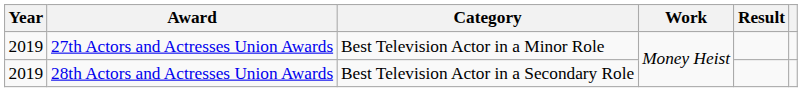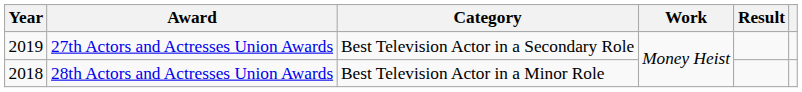(473, 45) Best Television Actor in a Minor Role -> (488, 45) Best Television Actor in a Secondary Role
(26, 73) 2019 -> (26, 73) 2018
(488, 73) Best Television Actor in a Secondary Role -> (473, 73) Best Television Actor in a Minor Role
